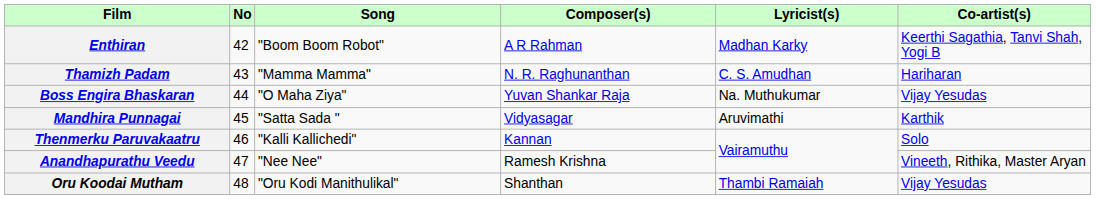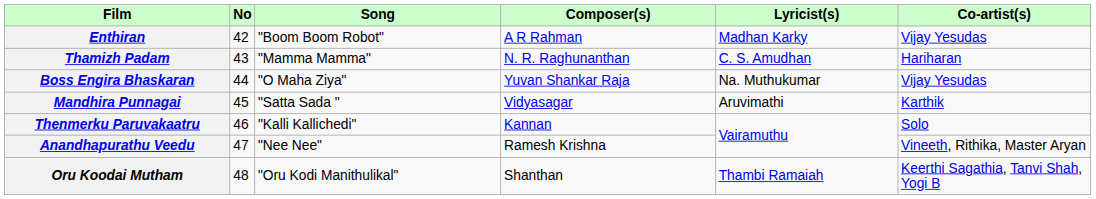(992, 44) Keerthi Sagathia, Tanvi Shah, Yogi B -> (944, 37) Vijay Yesudas
(944, 183) Vijay Yesudas -> (992, 175) Keerthi Sagathia, Tanvi Shah, Yogi B
